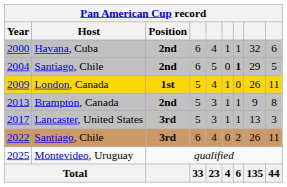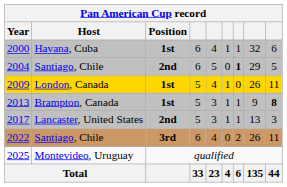(168, 48) 2nd -> (168, 48) 1st
(168, 102) 2nd -> (168, 102) 1st
(274, 102) normal -> (274, 102) bold
(168, 119) 3rd -> (168, 119) 2nd
